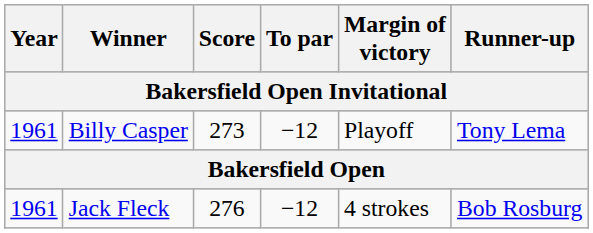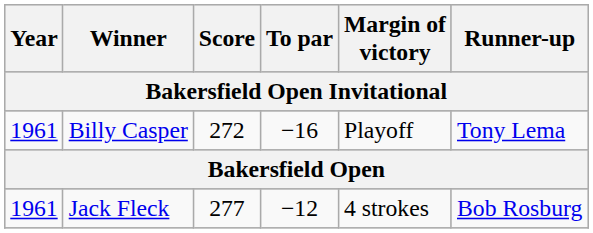(227, 130) 273 -> (227, 130) 272
(299, 130) −12 -> (299, 130) −16
(227, 208) 276 -> (227, 208) 277
